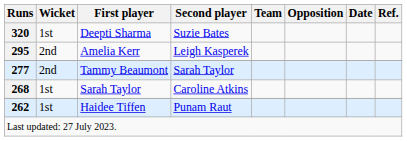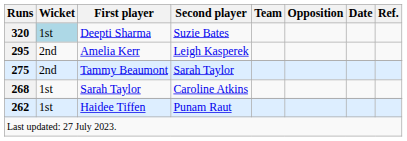(46, 32) no background -> (46, 32) lightblue background
(20, 70) 277 -> (20, 70) 275
